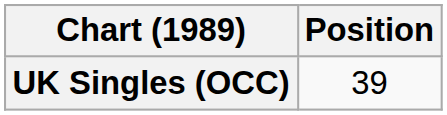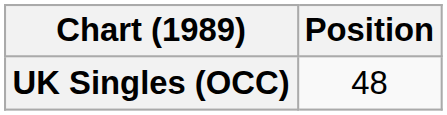(369, 82) 39 -> (369, 82) 48
